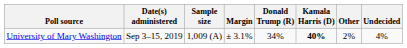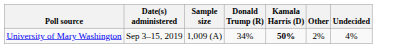- column: (239, 21)
(316, 36) 40% -> (286, 36) 50%
